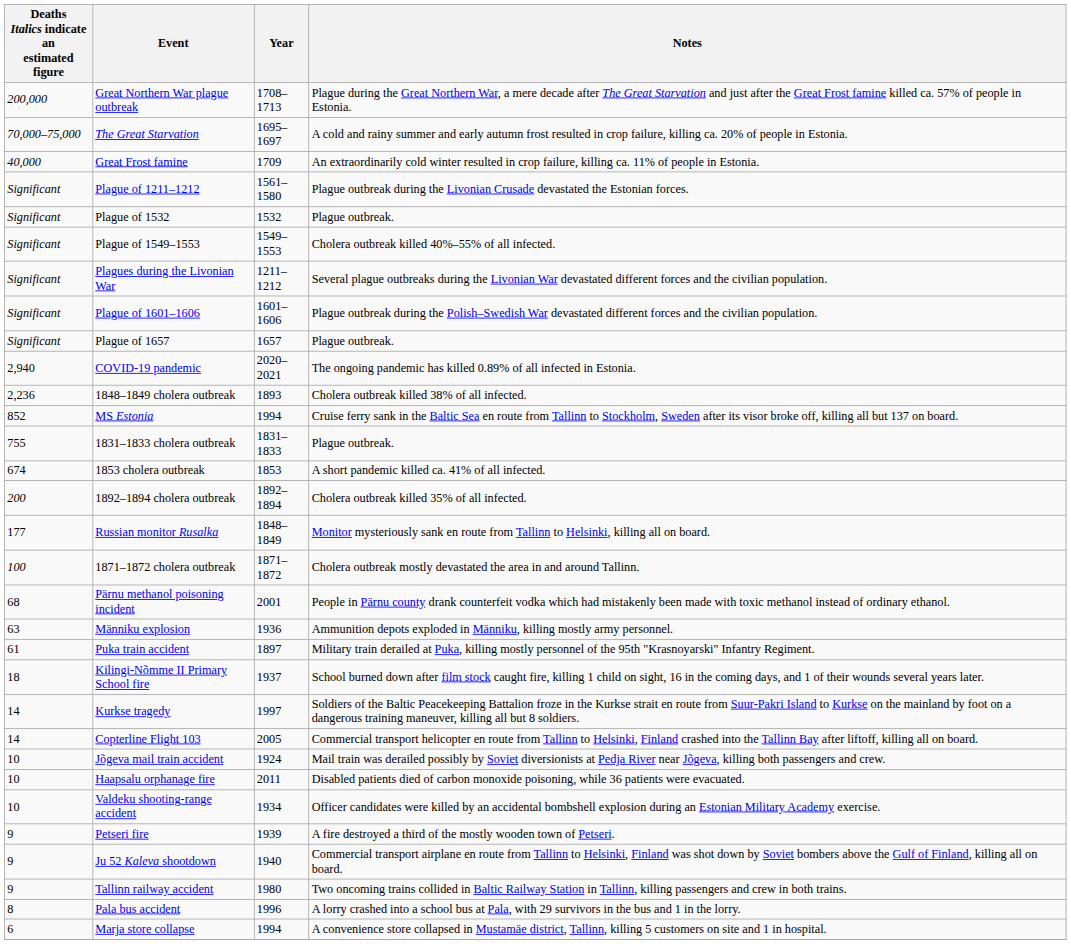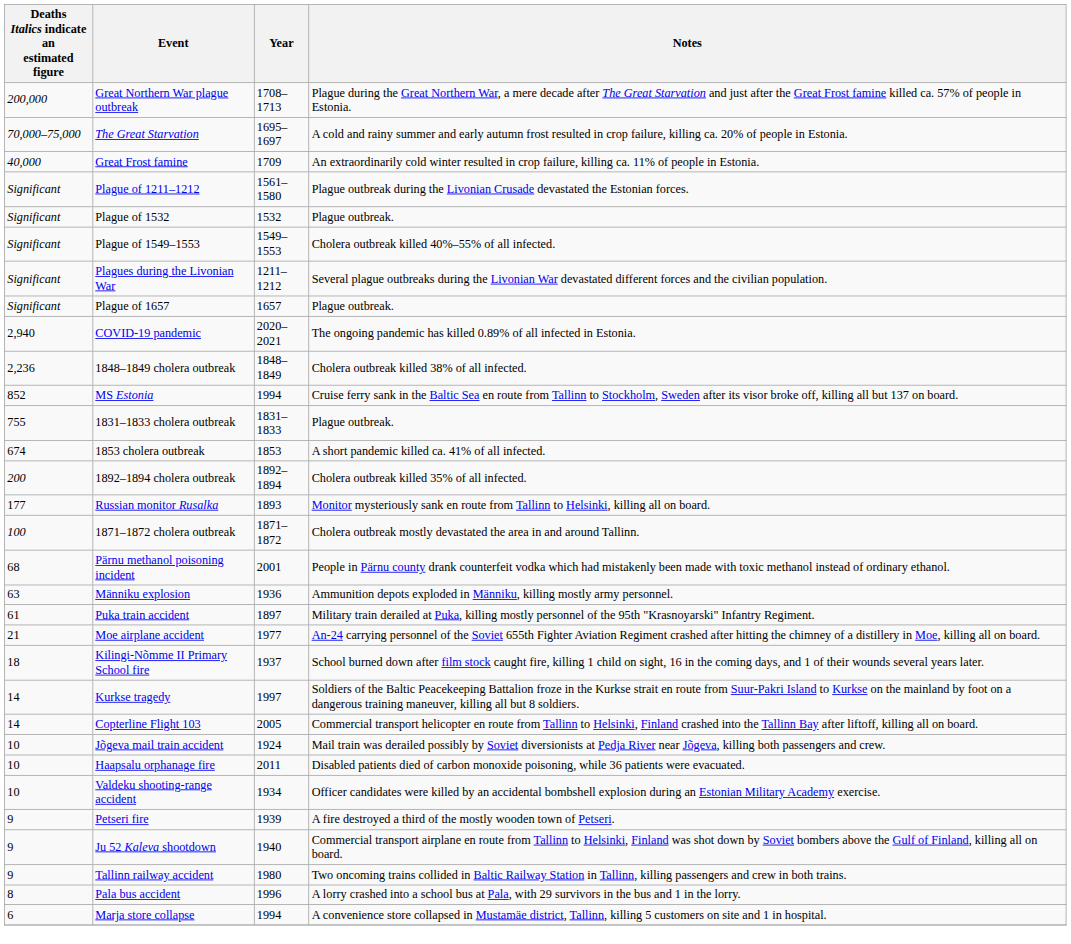- row: (148, 313)
(269, 395) 1893 -> (272, 368) 1848–1849
(272, 533) 1848–1849 -> (269, 505) 1893
+ row: (150, 635)
